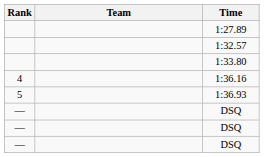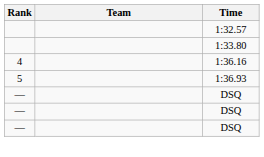- row: (20, 29)
